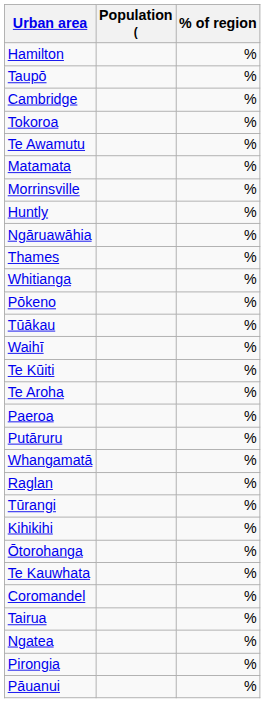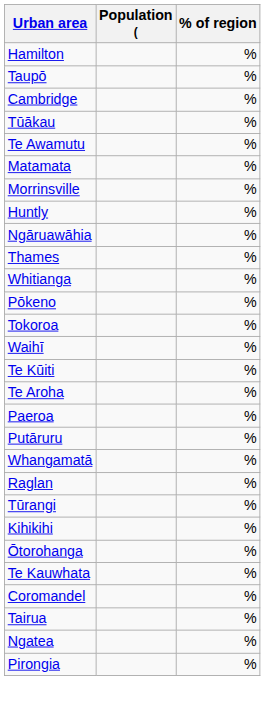rows swapped: (33, 122) <-> (31, 325)
- row: (34, 686)
